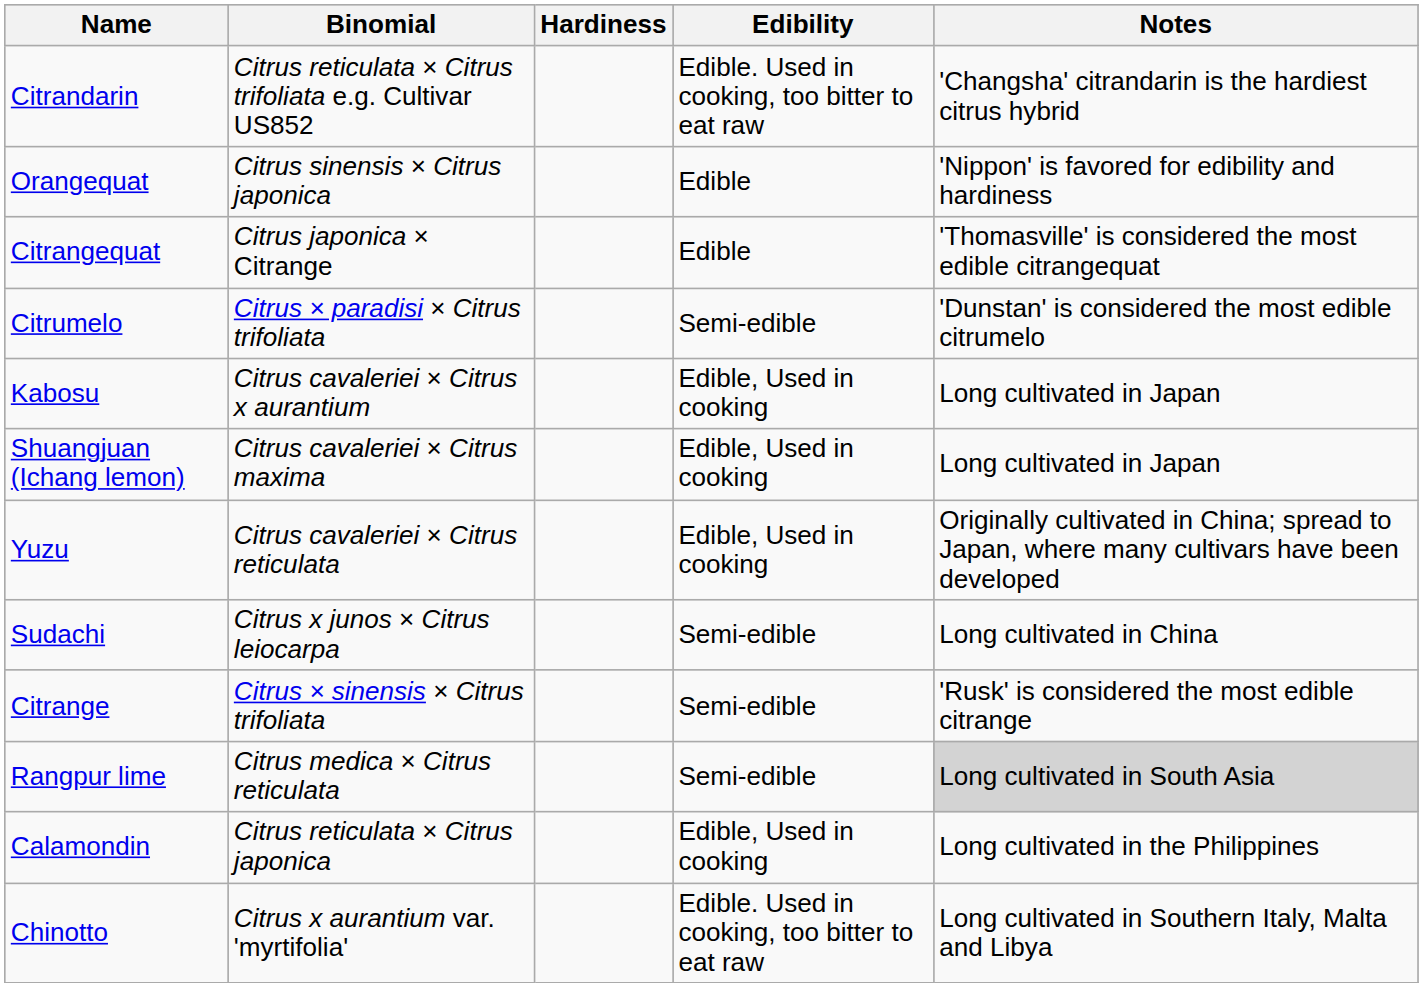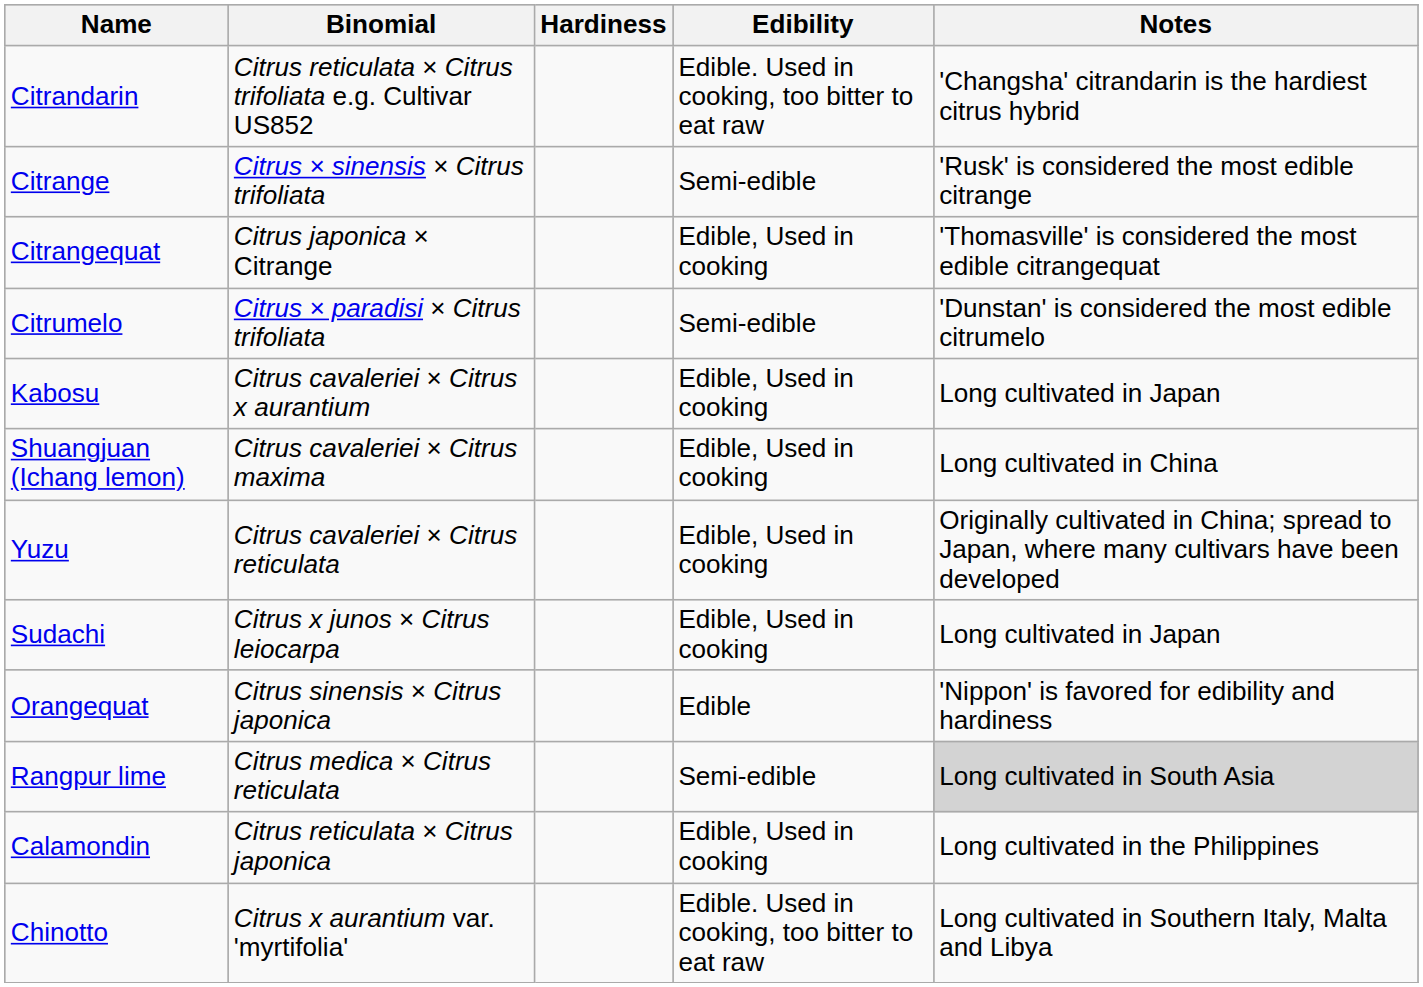rows swapped: (60, 705) <-> (80, 181)
(715, 251) Edible -> (766, 251) Edible, Used in cooking
(1080, 464) Long cultivated in Japan -> (1078, 464) Long cultivated in China
(747, 634) Semi-edible -> (766, 634) Edible, Used in cooking
(1078, 634) Long cultivated in China -> (1080, 634) Long cultivated in Japan
